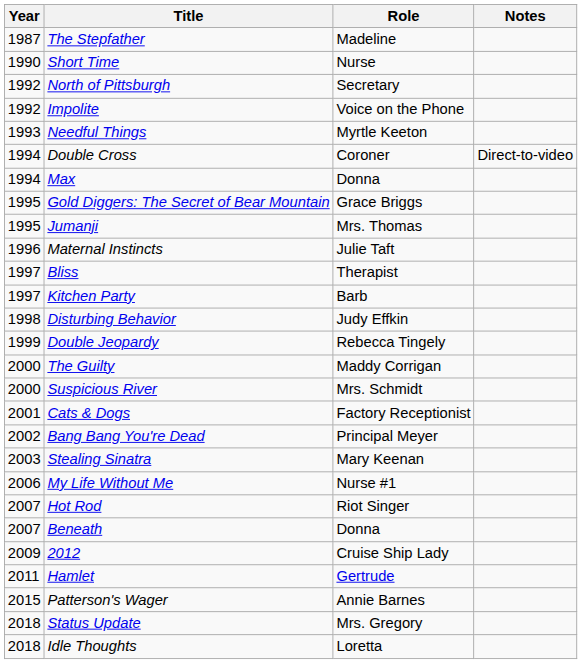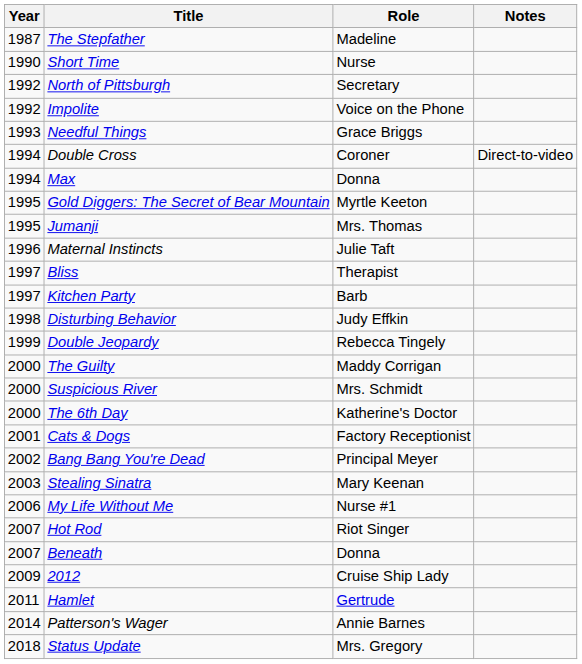(382, 132) Myrtle Keeton -> (379, 132) Grace Briggs
(379, 202) Grace Briggs -> (382, 202) Myrtle Keeton
+ row: (87, 413)
(24, 599) 2015 -> (24, 623) 2014
- row: (92, 646)
